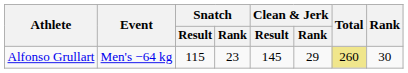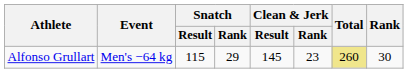(232, 57) 23 -> (232, 57) 29
(313, 57) 29 -> (313, 57) 23
